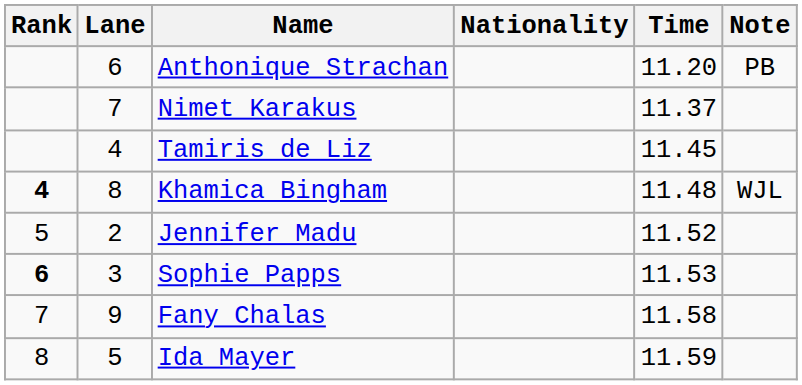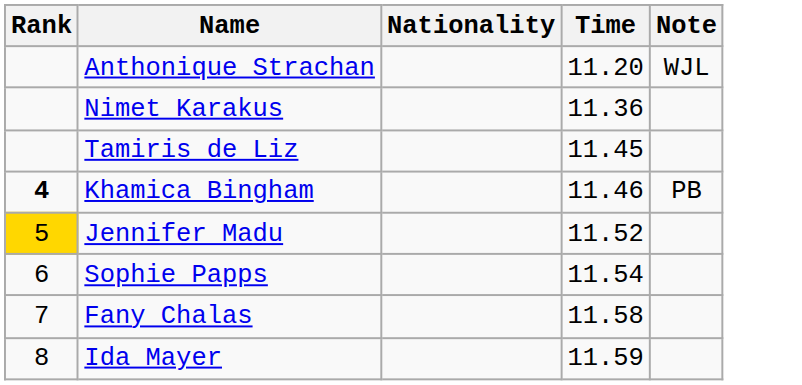- column: (115, 26)
(760, 67) PB -> (687, 67) WJL
(679, 109) 11.37 -> (606, 109) 11.36
(679, 192) 11.48 -> (606, 192) 11.46
(760, 192) WJL -> (687, 192) PB
(42, 233) no background -> (42, 233) gold background
(42, 275) bold -> (42, 275) normal
(679, 275) 11.53 -> (606, 275) 11.54
